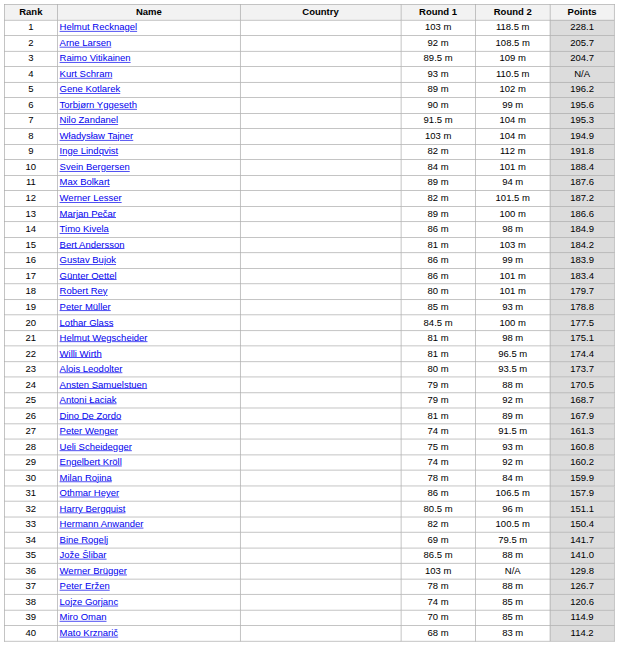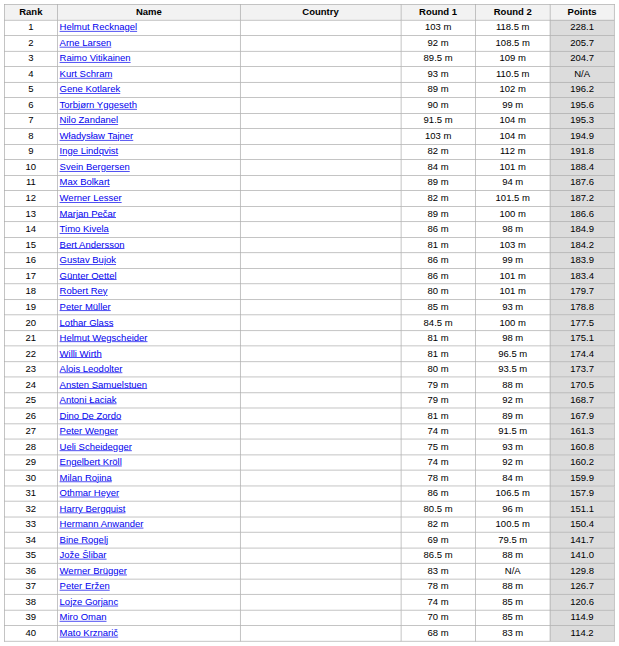(438, 570) 103 m -> (438, 570) 83 m
